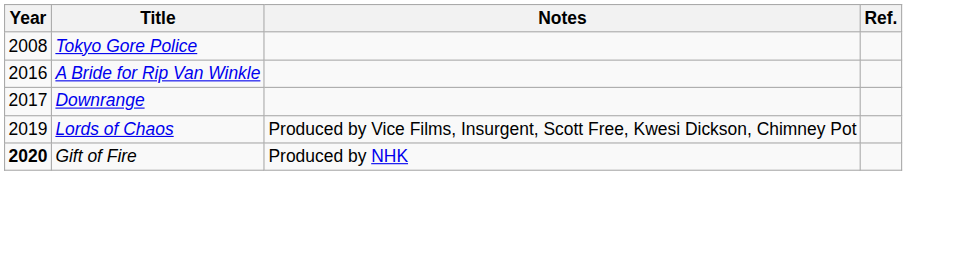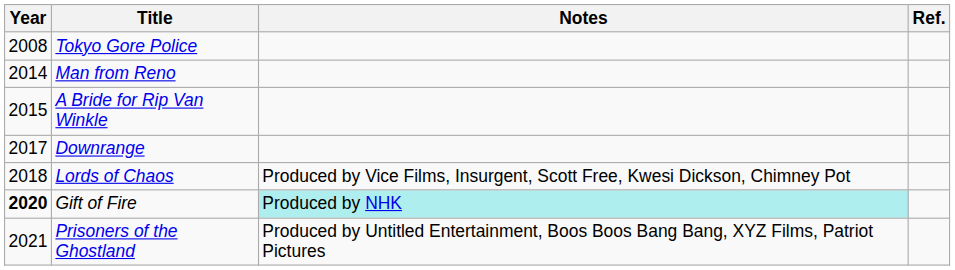+ row: (115, 73)
(28, 73) 2016 -> (28, 111) 2015
(28, 128) 2019 -> (28, 176) 2018
(338, 156) no background -> (332, 203) paleturquoise background
+ row: (116, 241)
